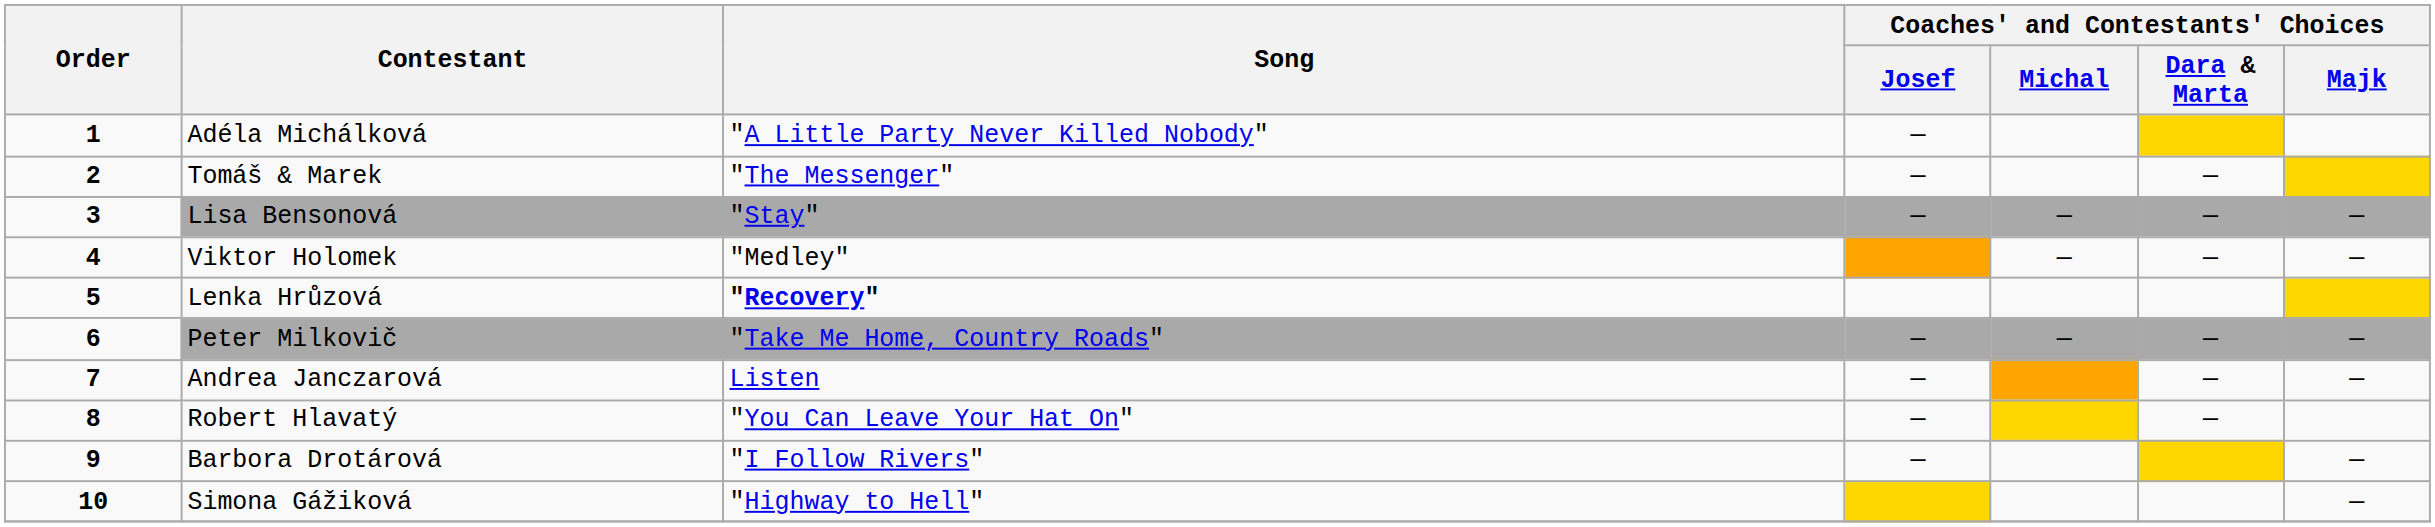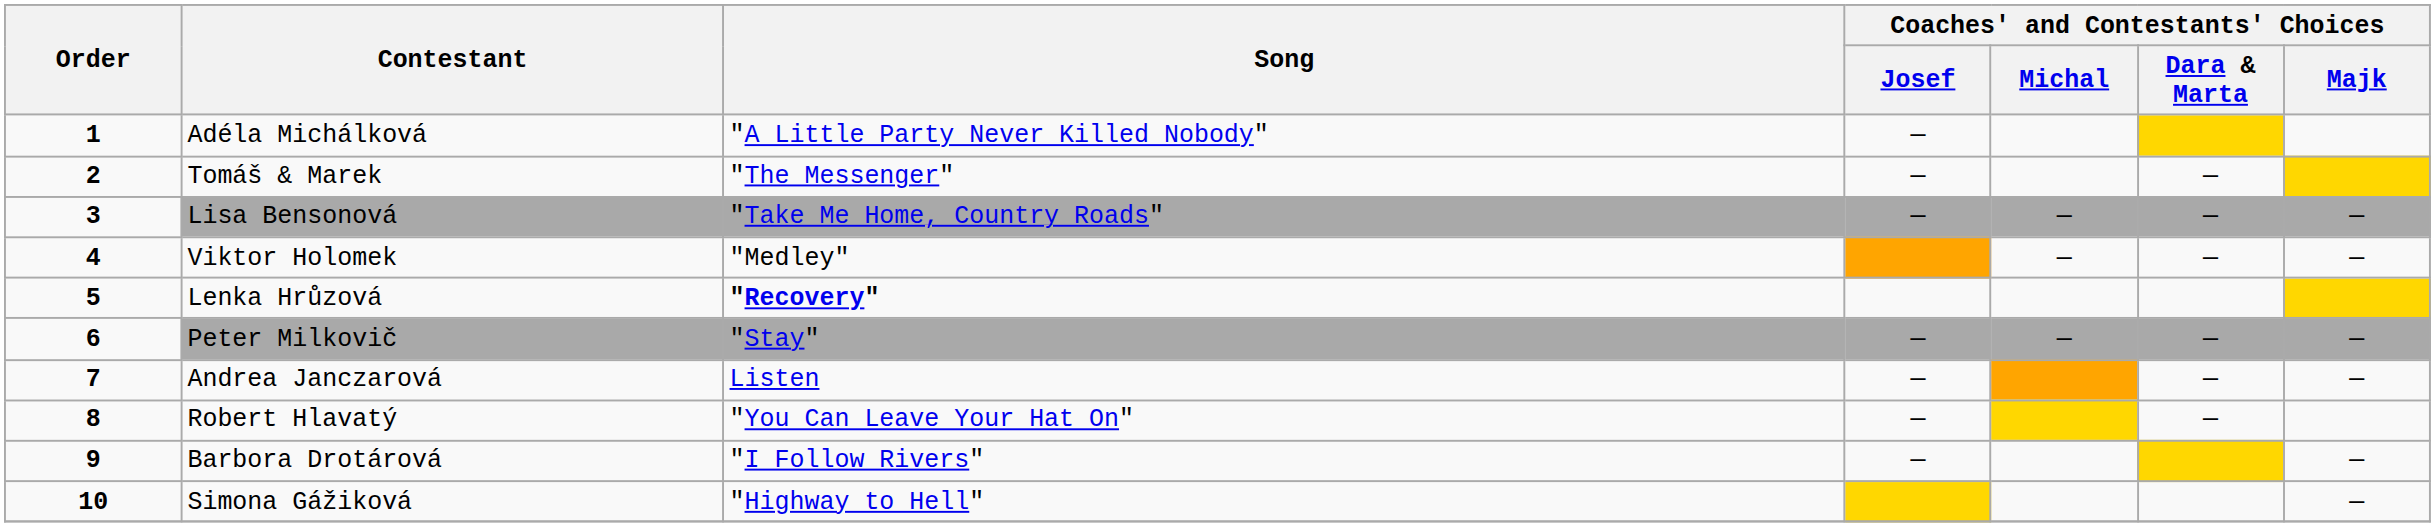(775, 217) "Stay" -> (947, 217) "Take Me Home, Country Roads"
(947, 339) "Take Me Home, Country Roads" -> (775, 339) "Stay"
